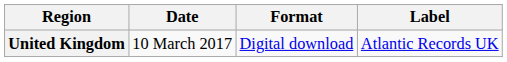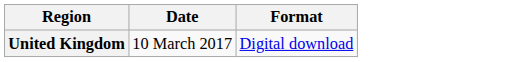- column: (430, 17)
